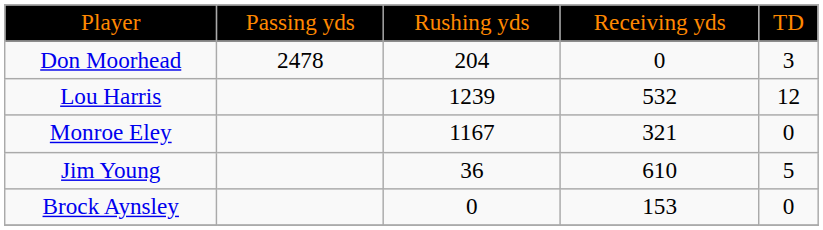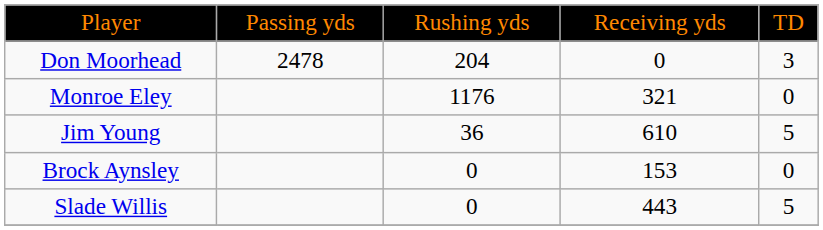- row: (111, 96)
(472, 133) 1167 -> (472, 96) 1176
+ row: (111, 206)
